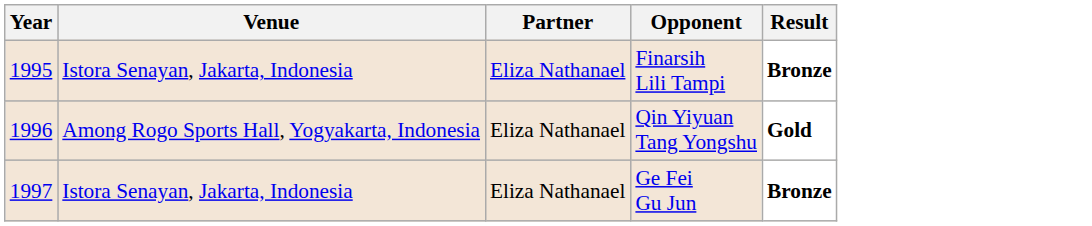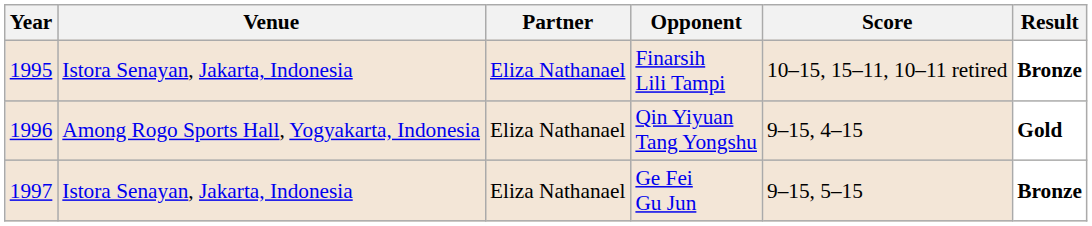+ column: (887, 22)
